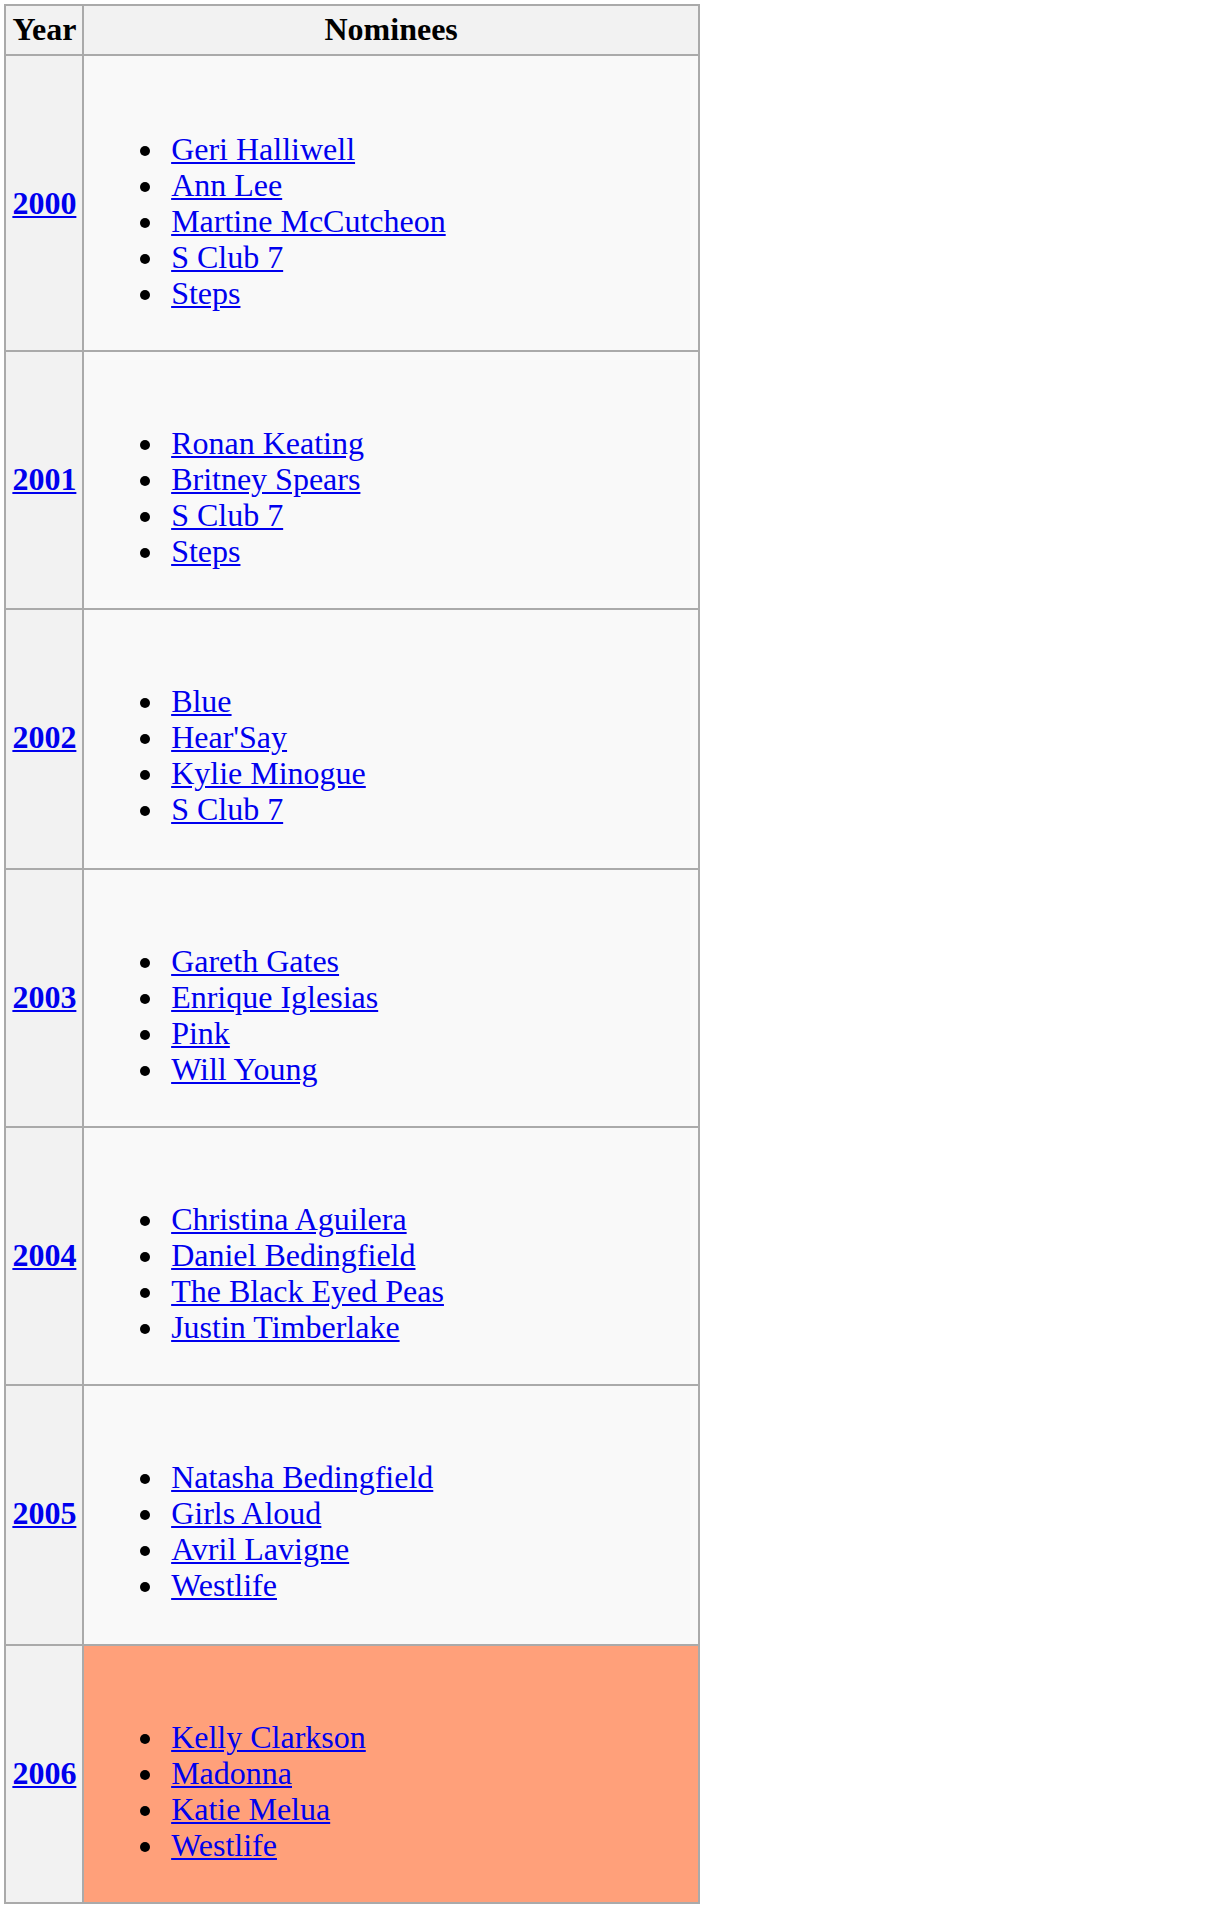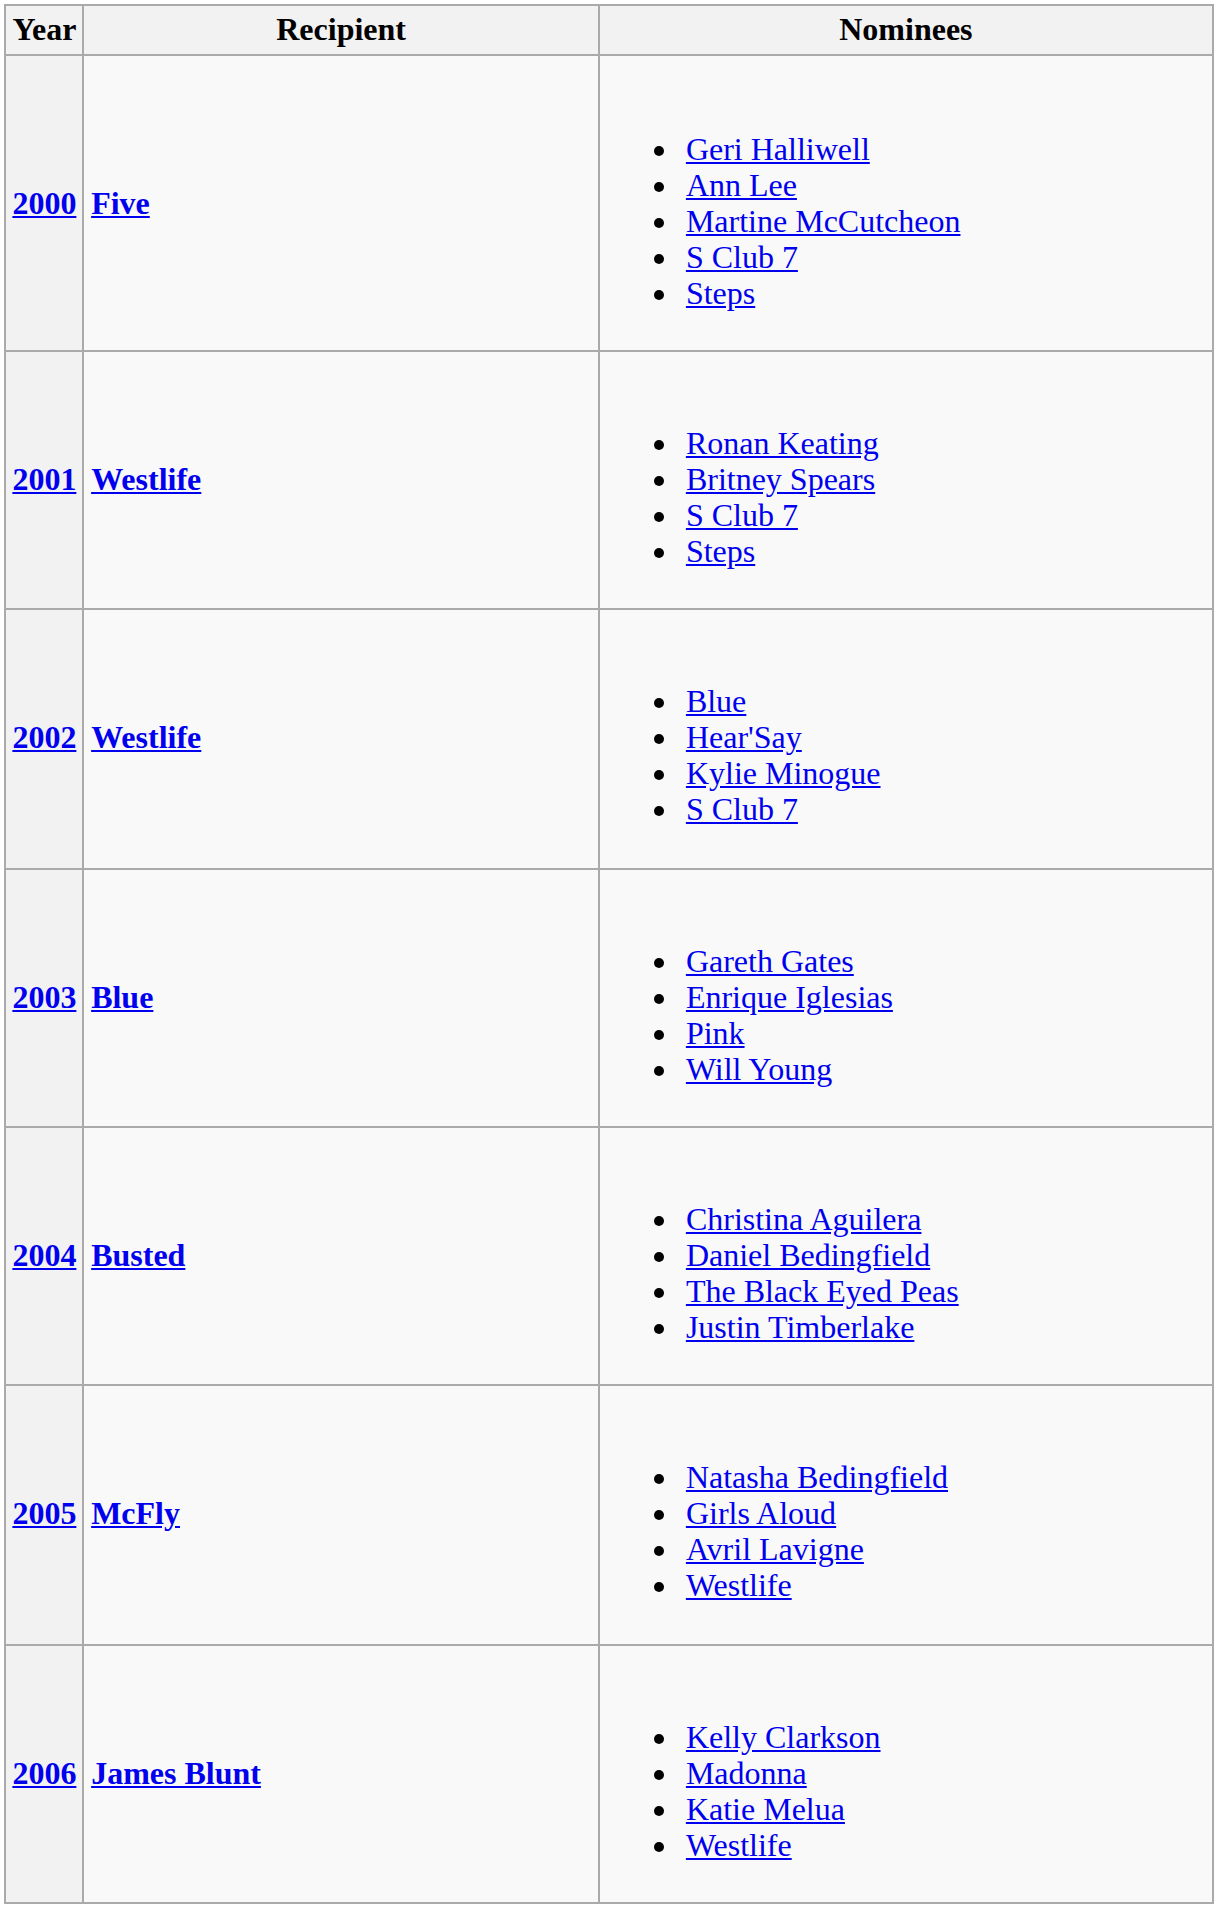+ column: (341, 29)
(391, 1792) lightsalmon background -> (906, 1792) no background
